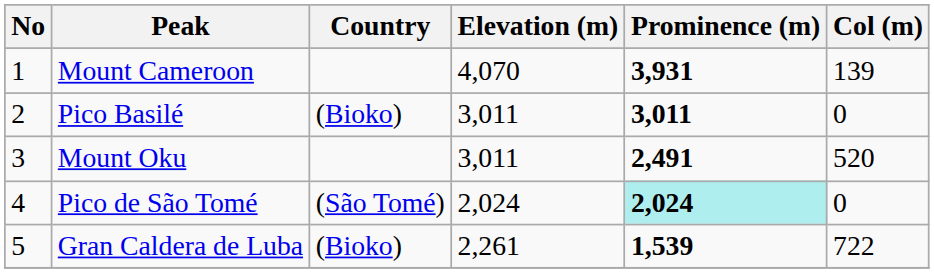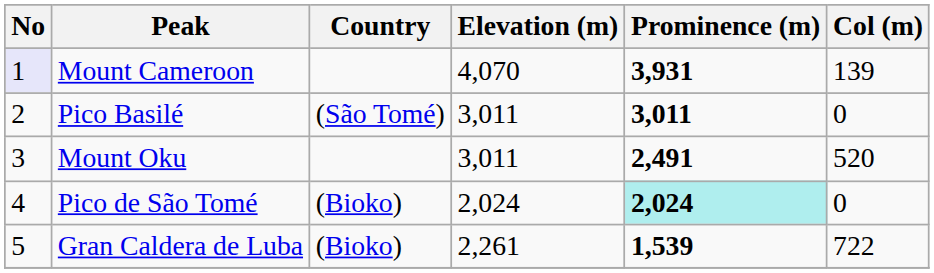(18, 70) no background -> (18, 70) lavender background
(359, 114) (Bioko) -> (380, 114) (São Tomé)
(380, 202) (São Tomé) -> (359, 202) (Bioko)
